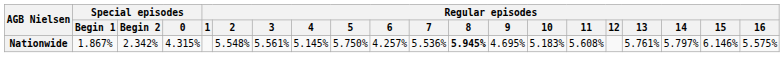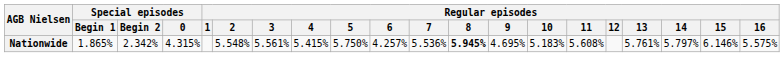(95, 44) 1.867% -> (95, 44) 1.865%
(311, 44) 5.145% -> (311, 44) 5.415%
